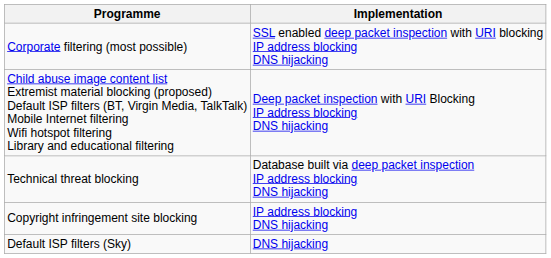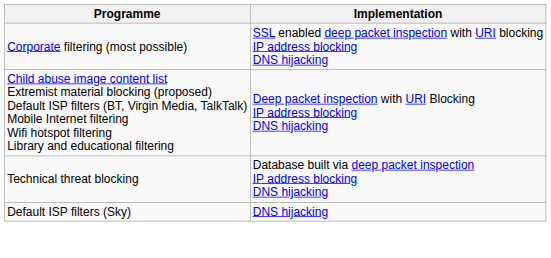- row: (102, 218)
